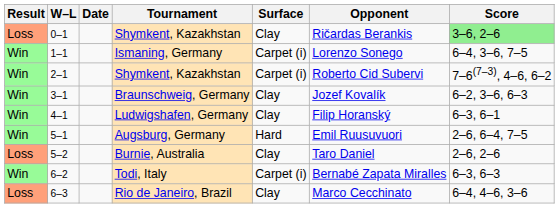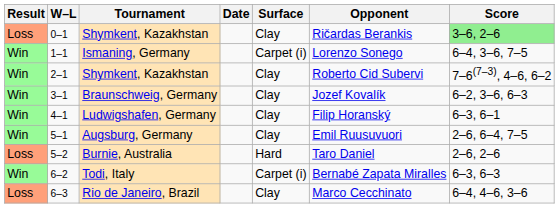columns swapped: (96, 14) <-> (182, 14)
(281, 74) Carpet (i) -> (268, 74) Clay
(269, 134) Hard -> (268, 134) Clay
(268, 154) Clay -> (269, 154) Hard
